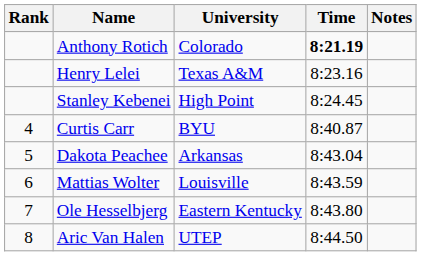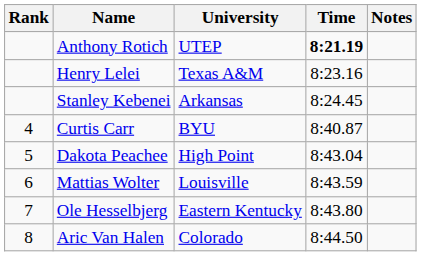(211, 45) Colorado -> (200, 45) UTEP
(216, 100) High Point -> (211, 100) Arkansas
(211, 155) Arkansas -> (216, 155) High Point
(200, 237) UTEP -> (211, 237) Colorado
